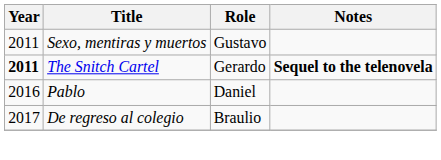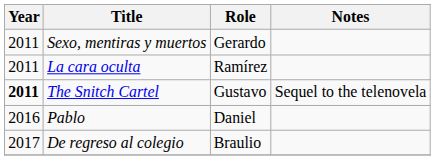(240, 42) Gustavo -> (240, 42) Gerardo
+ row: (94, 67)
(240, 67) Gerardo -> (240, 92) Gustavo
(353, 67) bold -> (351, 92) normal
